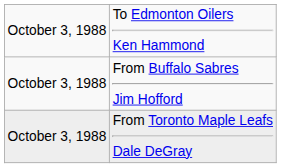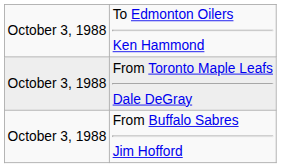rows swapped: (193, 136) <-> (193, 83)
